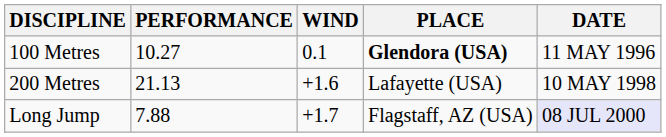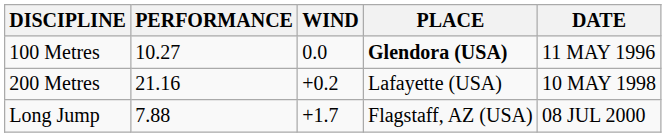(315, 52) 0.1 -> (315, 52) 0.0
(158, 83) 21.13 -> (158, 83) 21.16
(320, 83) +1.6 -> (320, 83) +0.2
(594, 115) lavender background -> (594, 115) no background
